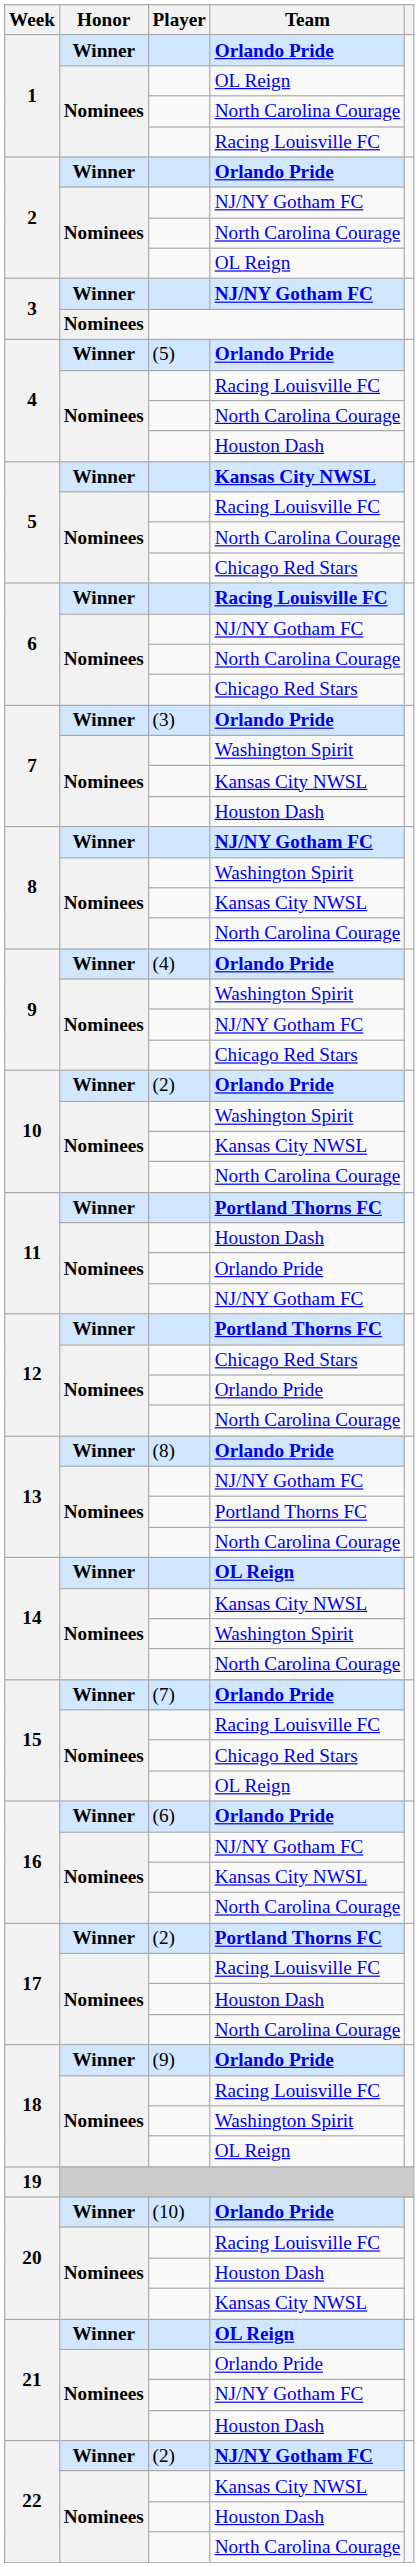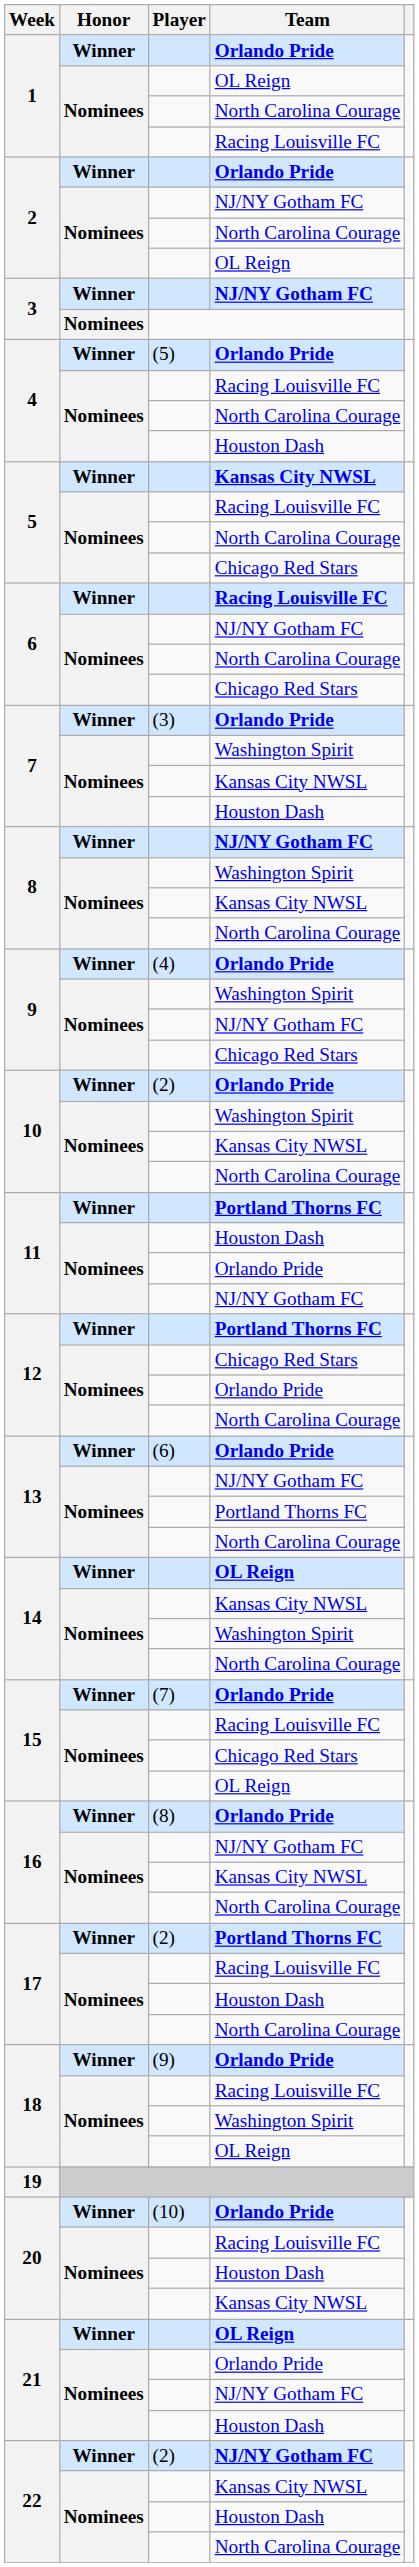(164, 1450) (8) -> (164, 1450) (6)
(164, 1816) (6) -> (164, 1816) (8)
